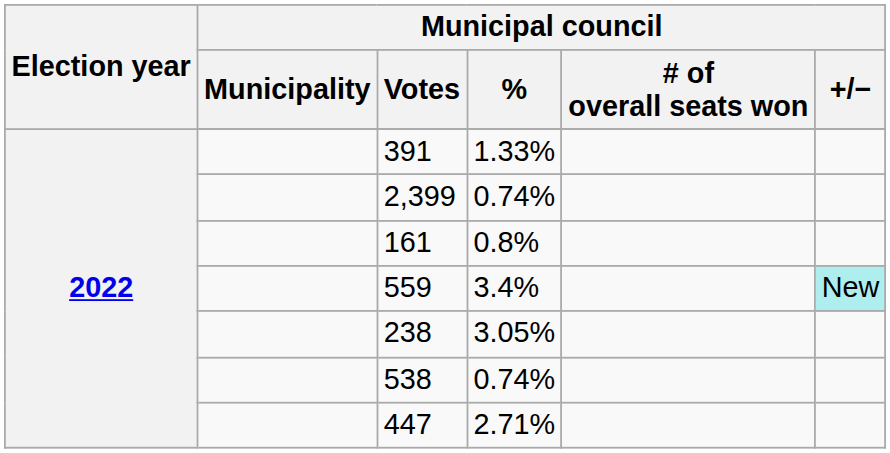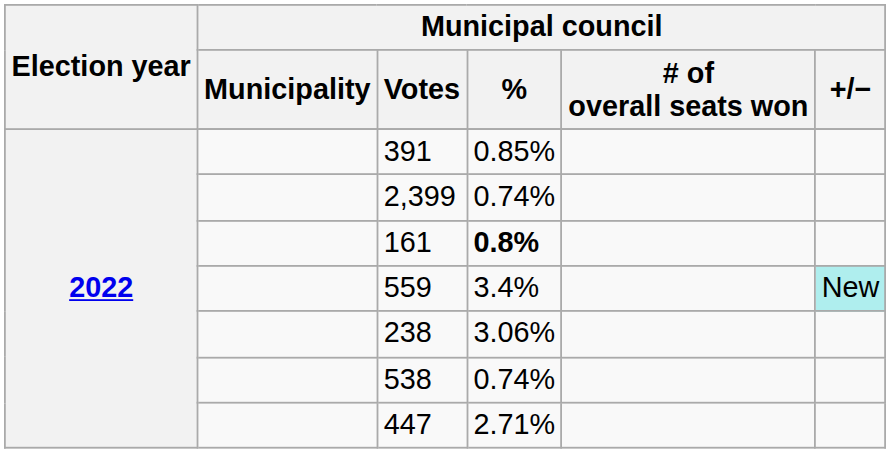(514, 151) 1.33% -> (514, 151) 0.85%
(506, 242) normal -> (506, 242) bold
(514, 333) 3.05% -> (514, 333) 3.06%
